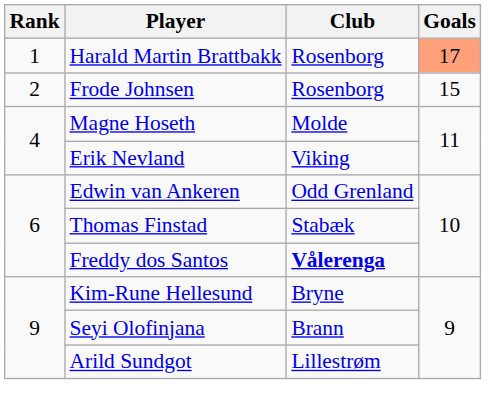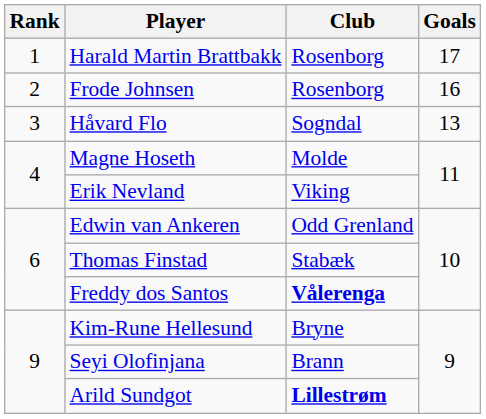(450, 55) lightsalmon background -> (450, 55) no background
(450, 89) 15 -> (450, 89) 16
+ row: (118, 123)
(336, 361) normal -> (339, 395) bold
